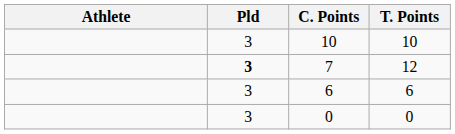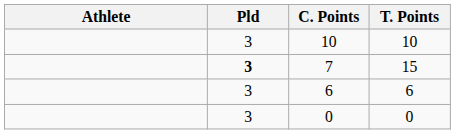(410, 66) 12 -> (410, 66) 15
